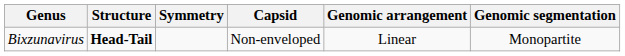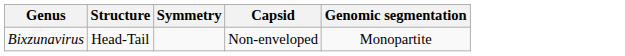- column: (397, 16)
(121, 39) bold -> (120, 39) normal
